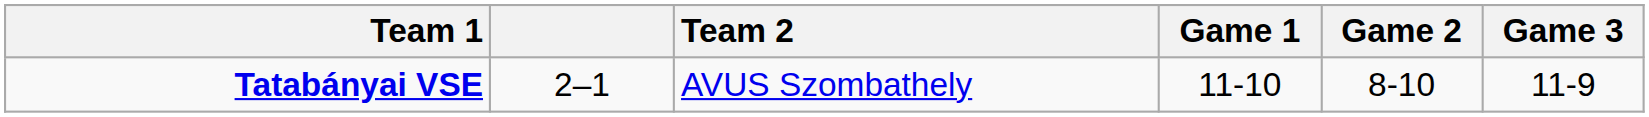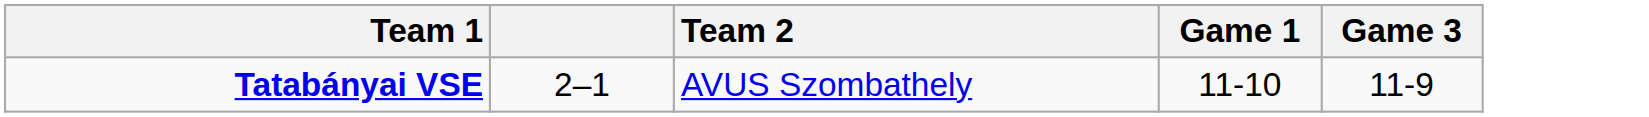- column: (1402, 31)
